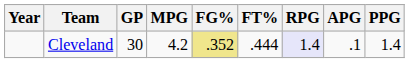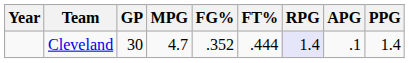(178, 44) 4.2 -> (178, 44) 4.7
(220, 44) khaki background -> (220, 44) no background
